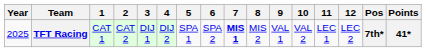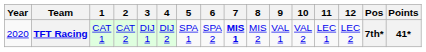(18, 33) 2025 -> (18, 33) 2020
